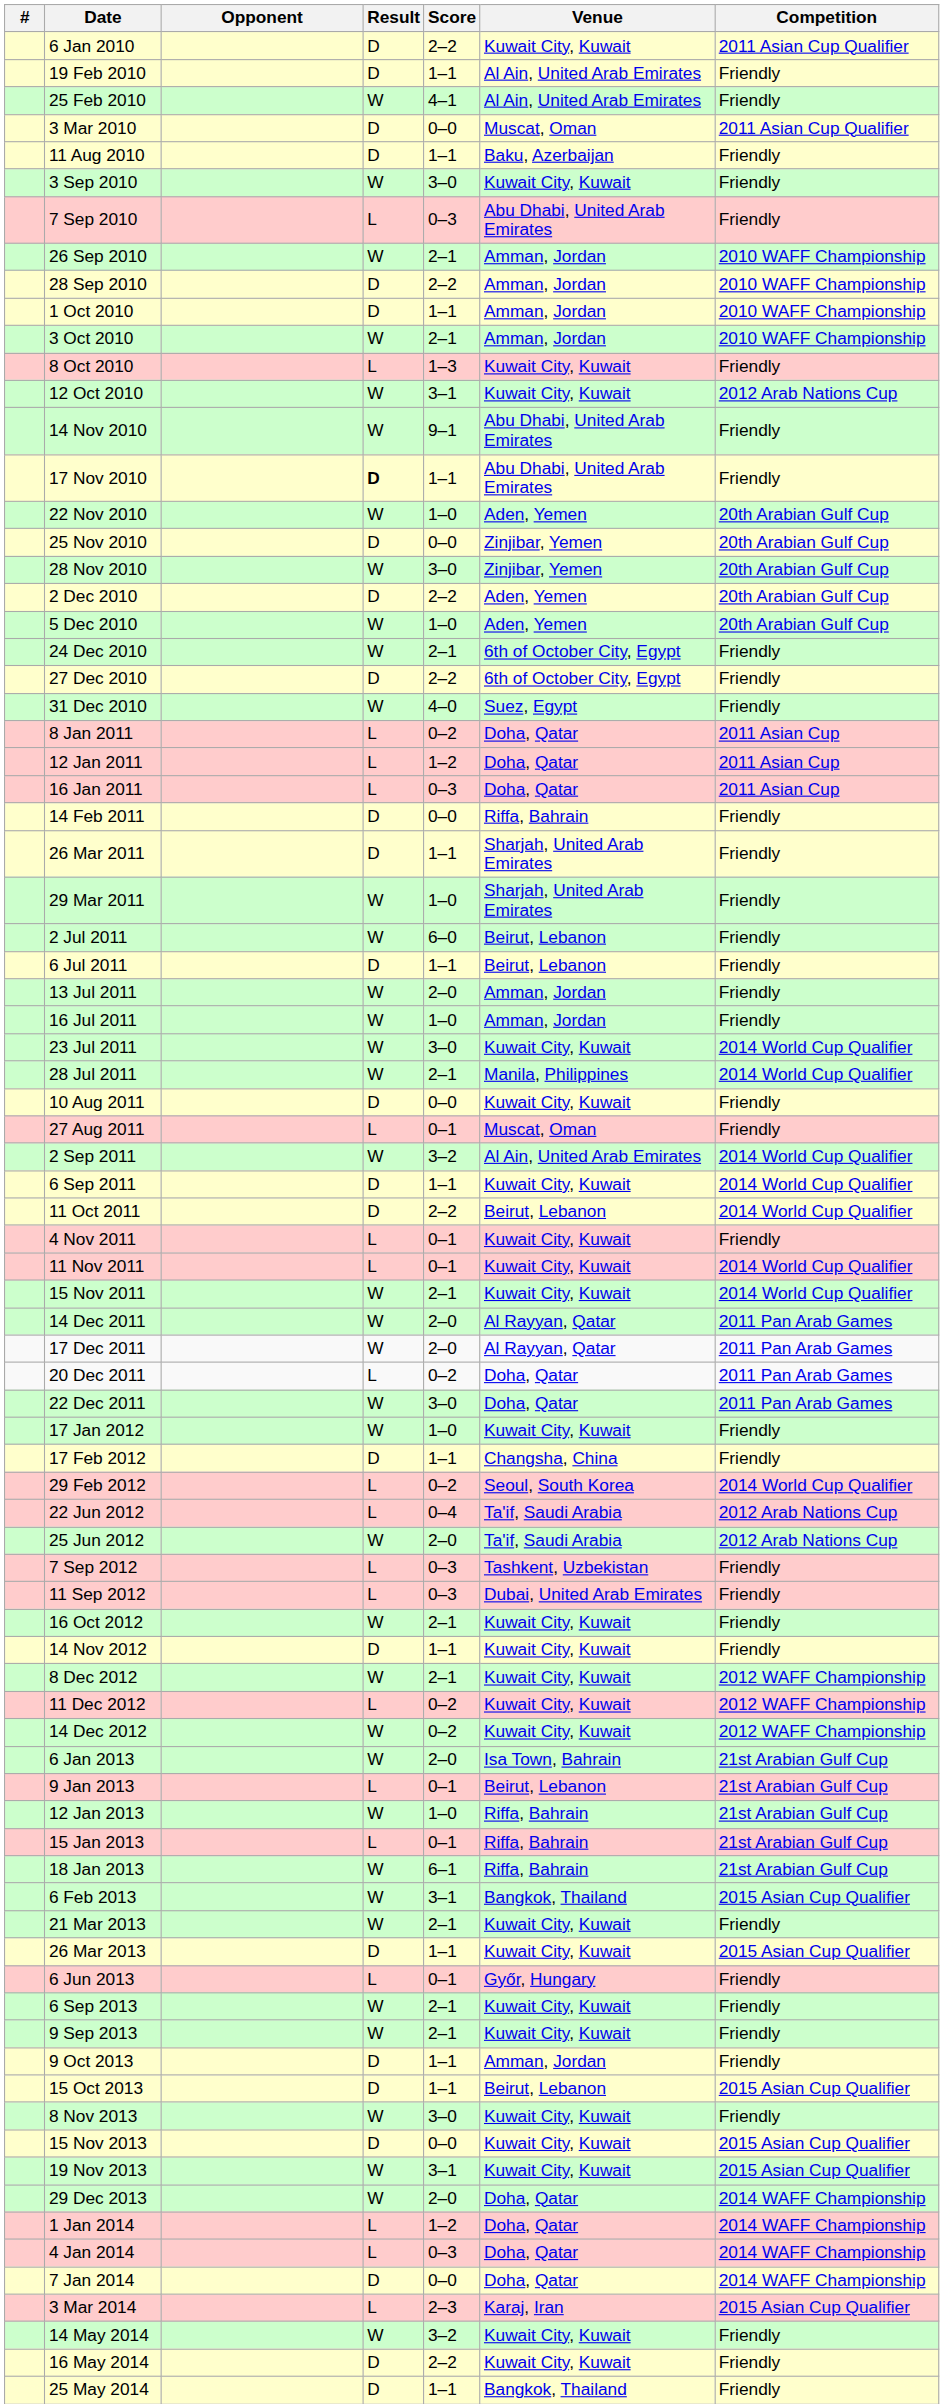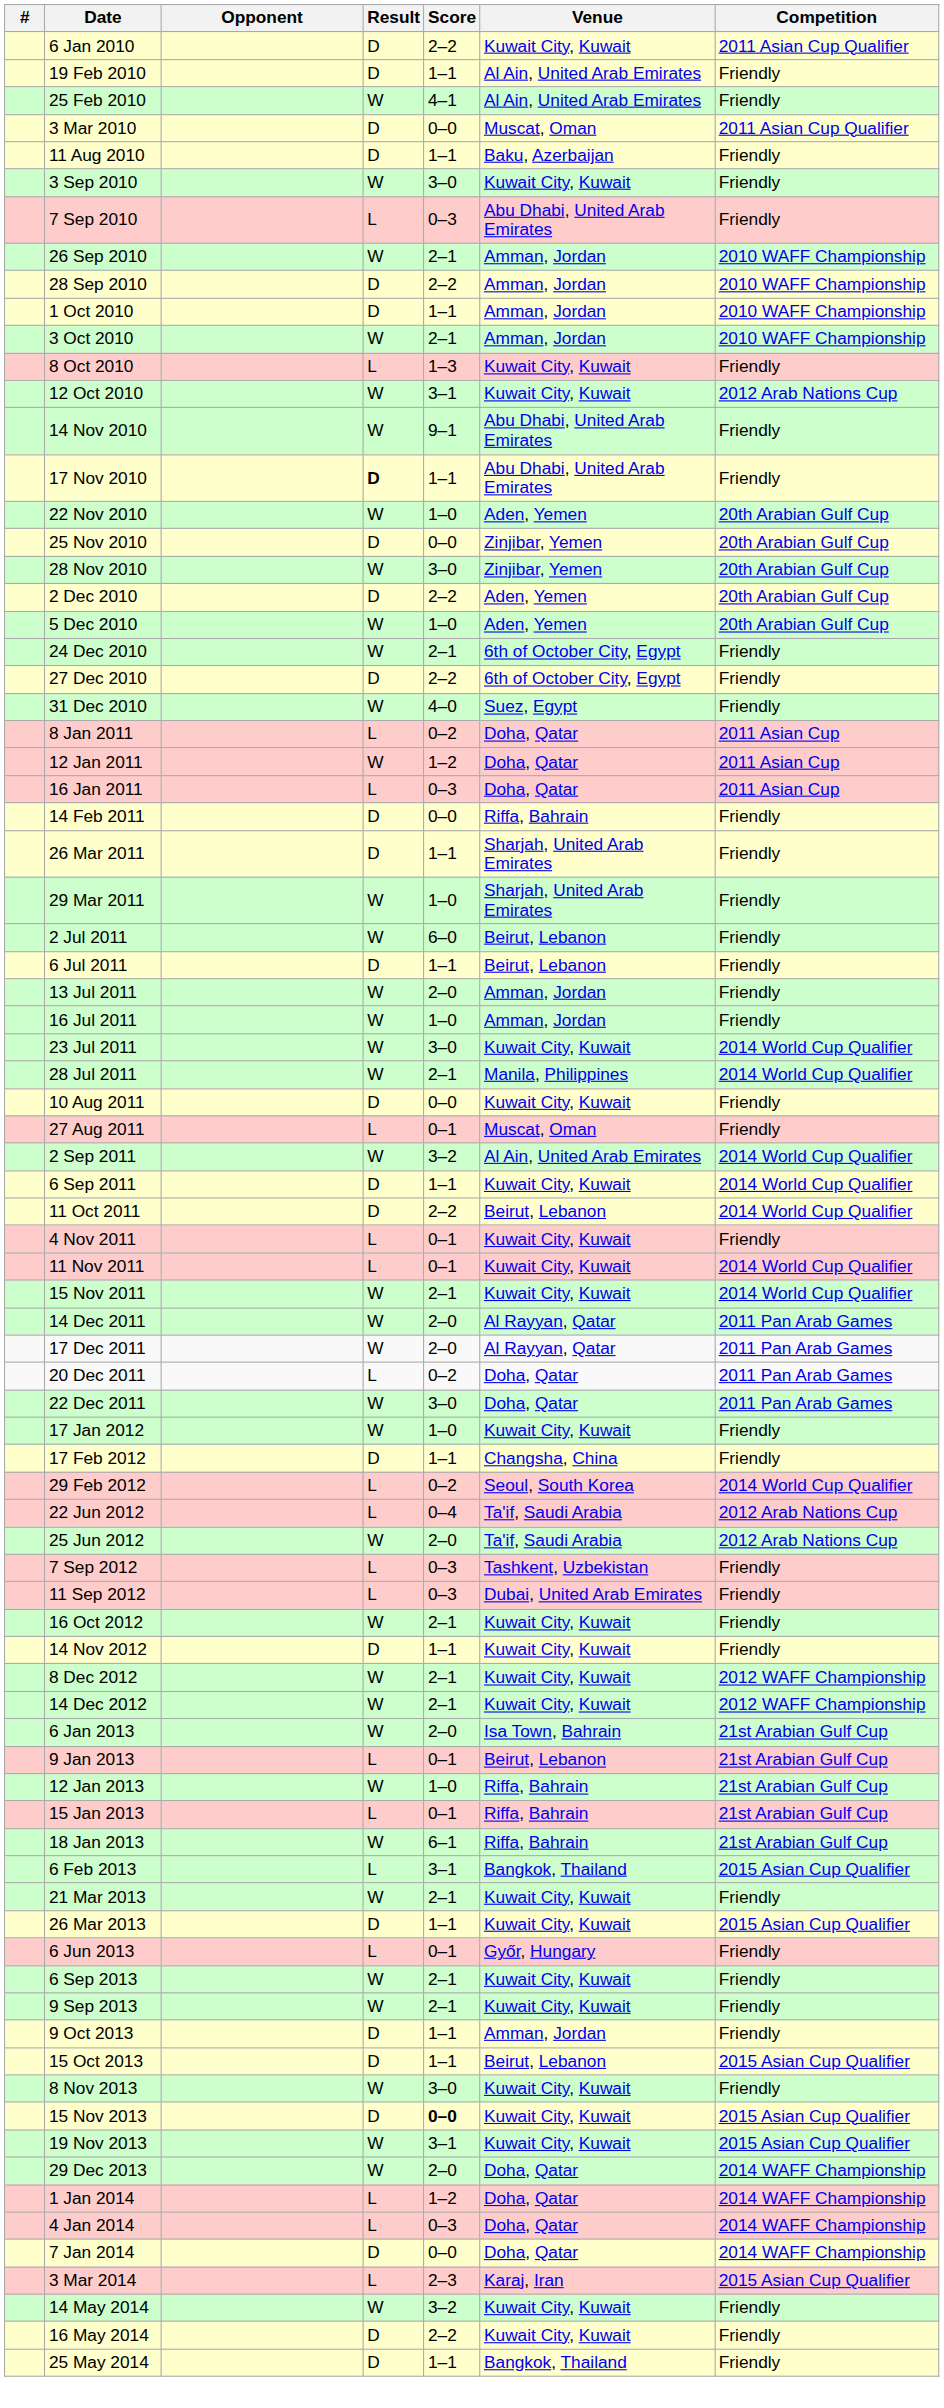(372, 761) L -> (375, 761) W
- row: (97, 1704)
(442, 1732) 0–2 -> (442, 1704) 2–1
(375, 1896) W -> (372, 1869) L
(442, 2143) normal -> (442, 2115) bold
